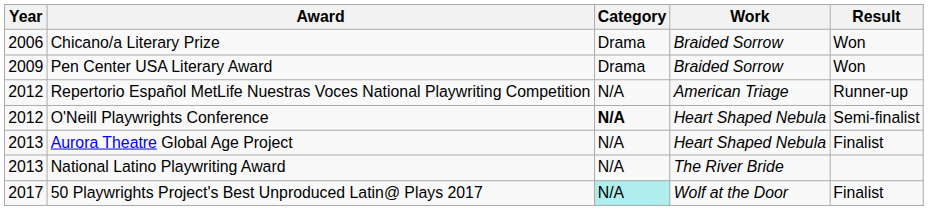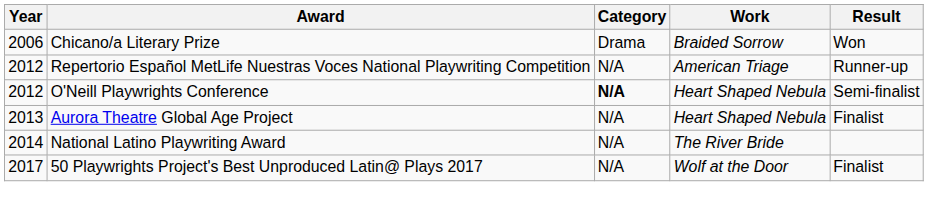- row: (161, 67)
(26, 167) 2013 -> (26, 142) 2014
(611, 192) paleturquoise background -> (611, 167) no background
